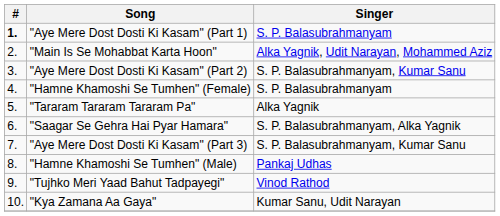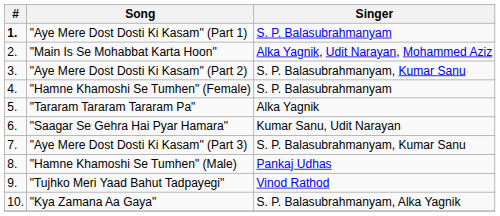(358, 126) S. P. Balasubrahmanyam, Alka Yagnik -> (329, 126) Kumar Sanu, Udit Narayan
(329, 201) Kumar Sanu, Udit Narayan -> (358, 201) S. P. Balasubrahmanyam, Alka Yagnik
